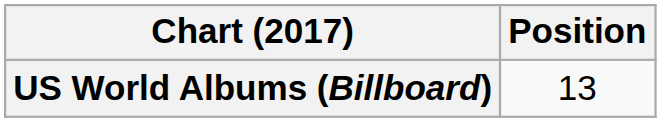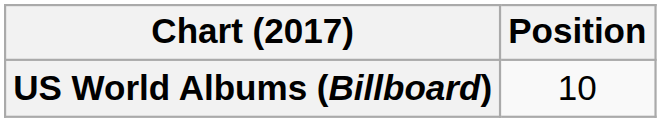(577, 87) 13 -> (577, 87) 10
